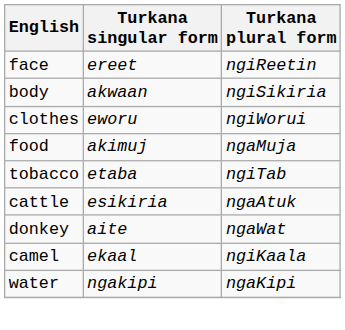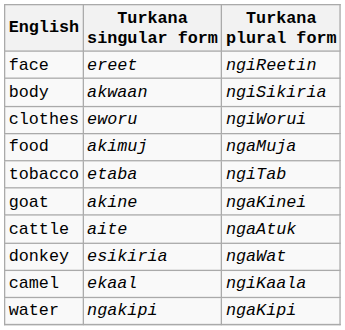+ row: (29, 202)
(127, 202) esikiria -> (107, 229) aite
(107, 229) aite -> (127, 256) esikiria
